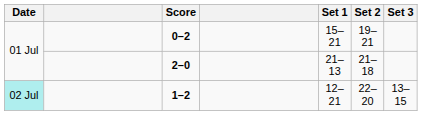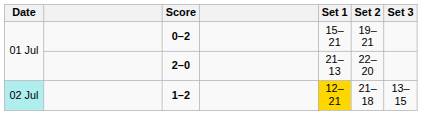(368, 65) 21–18 -> (368, 65) 22–20
(335, 95) no background -> (335, 95) gold background
(368, 95) 22–20 -> (368, 95) 21–18
